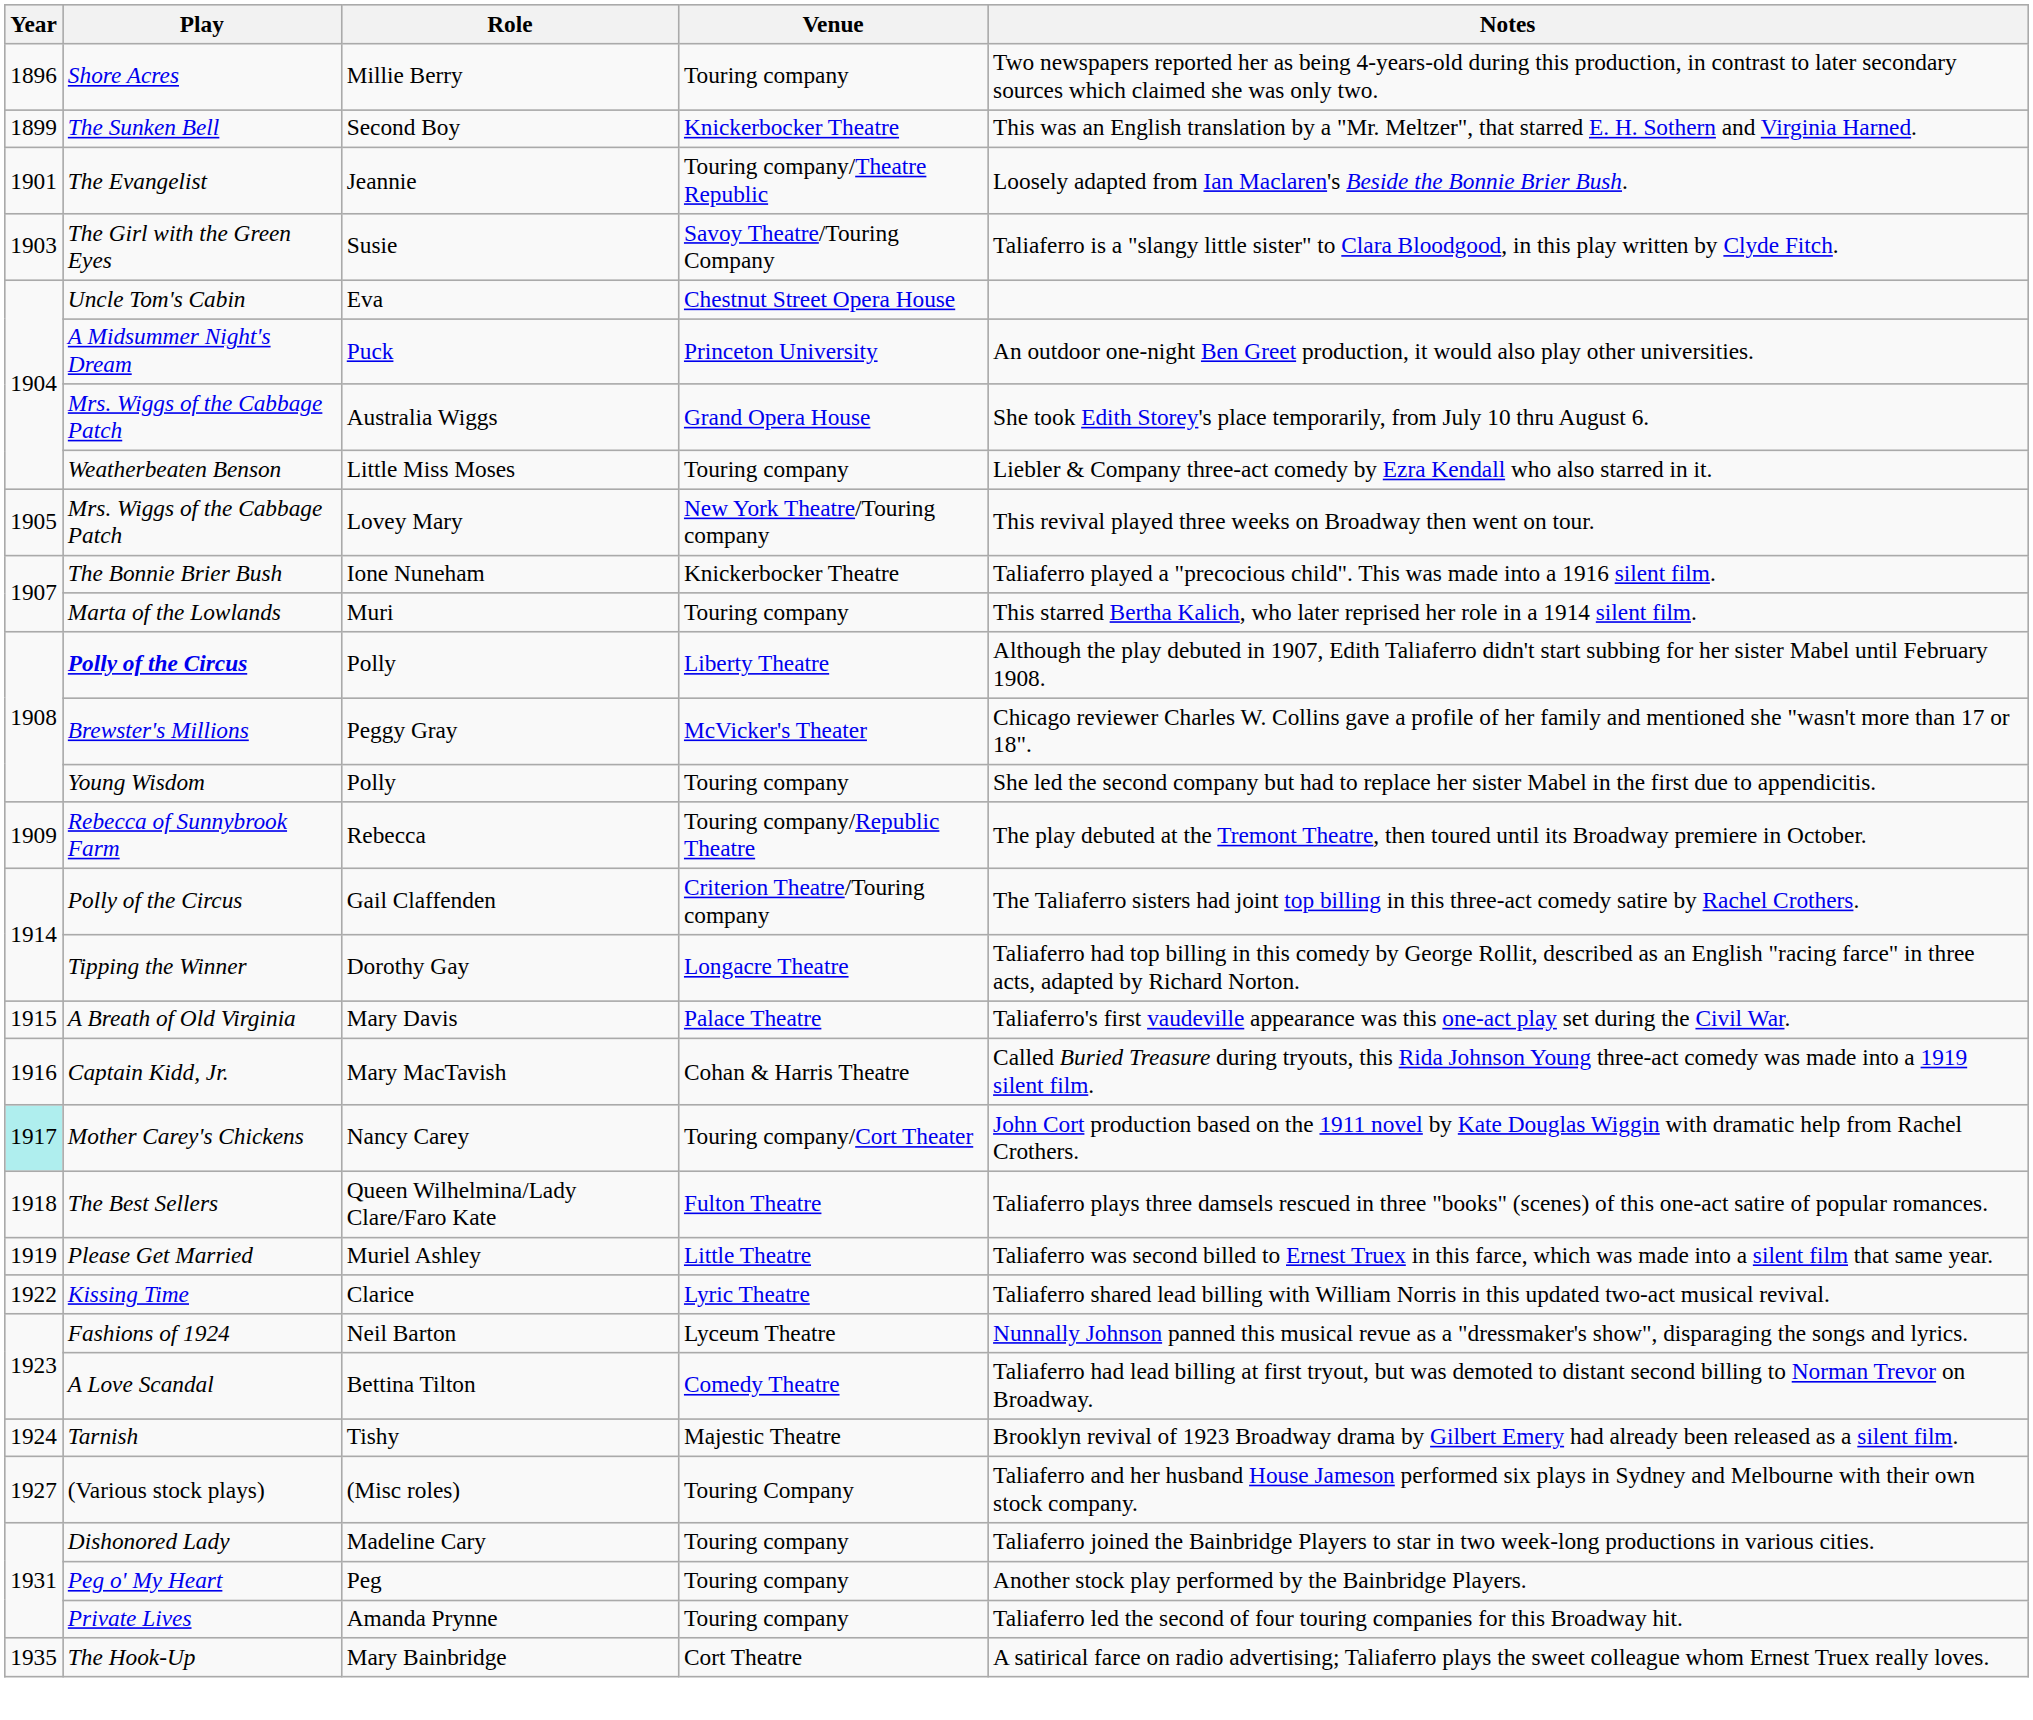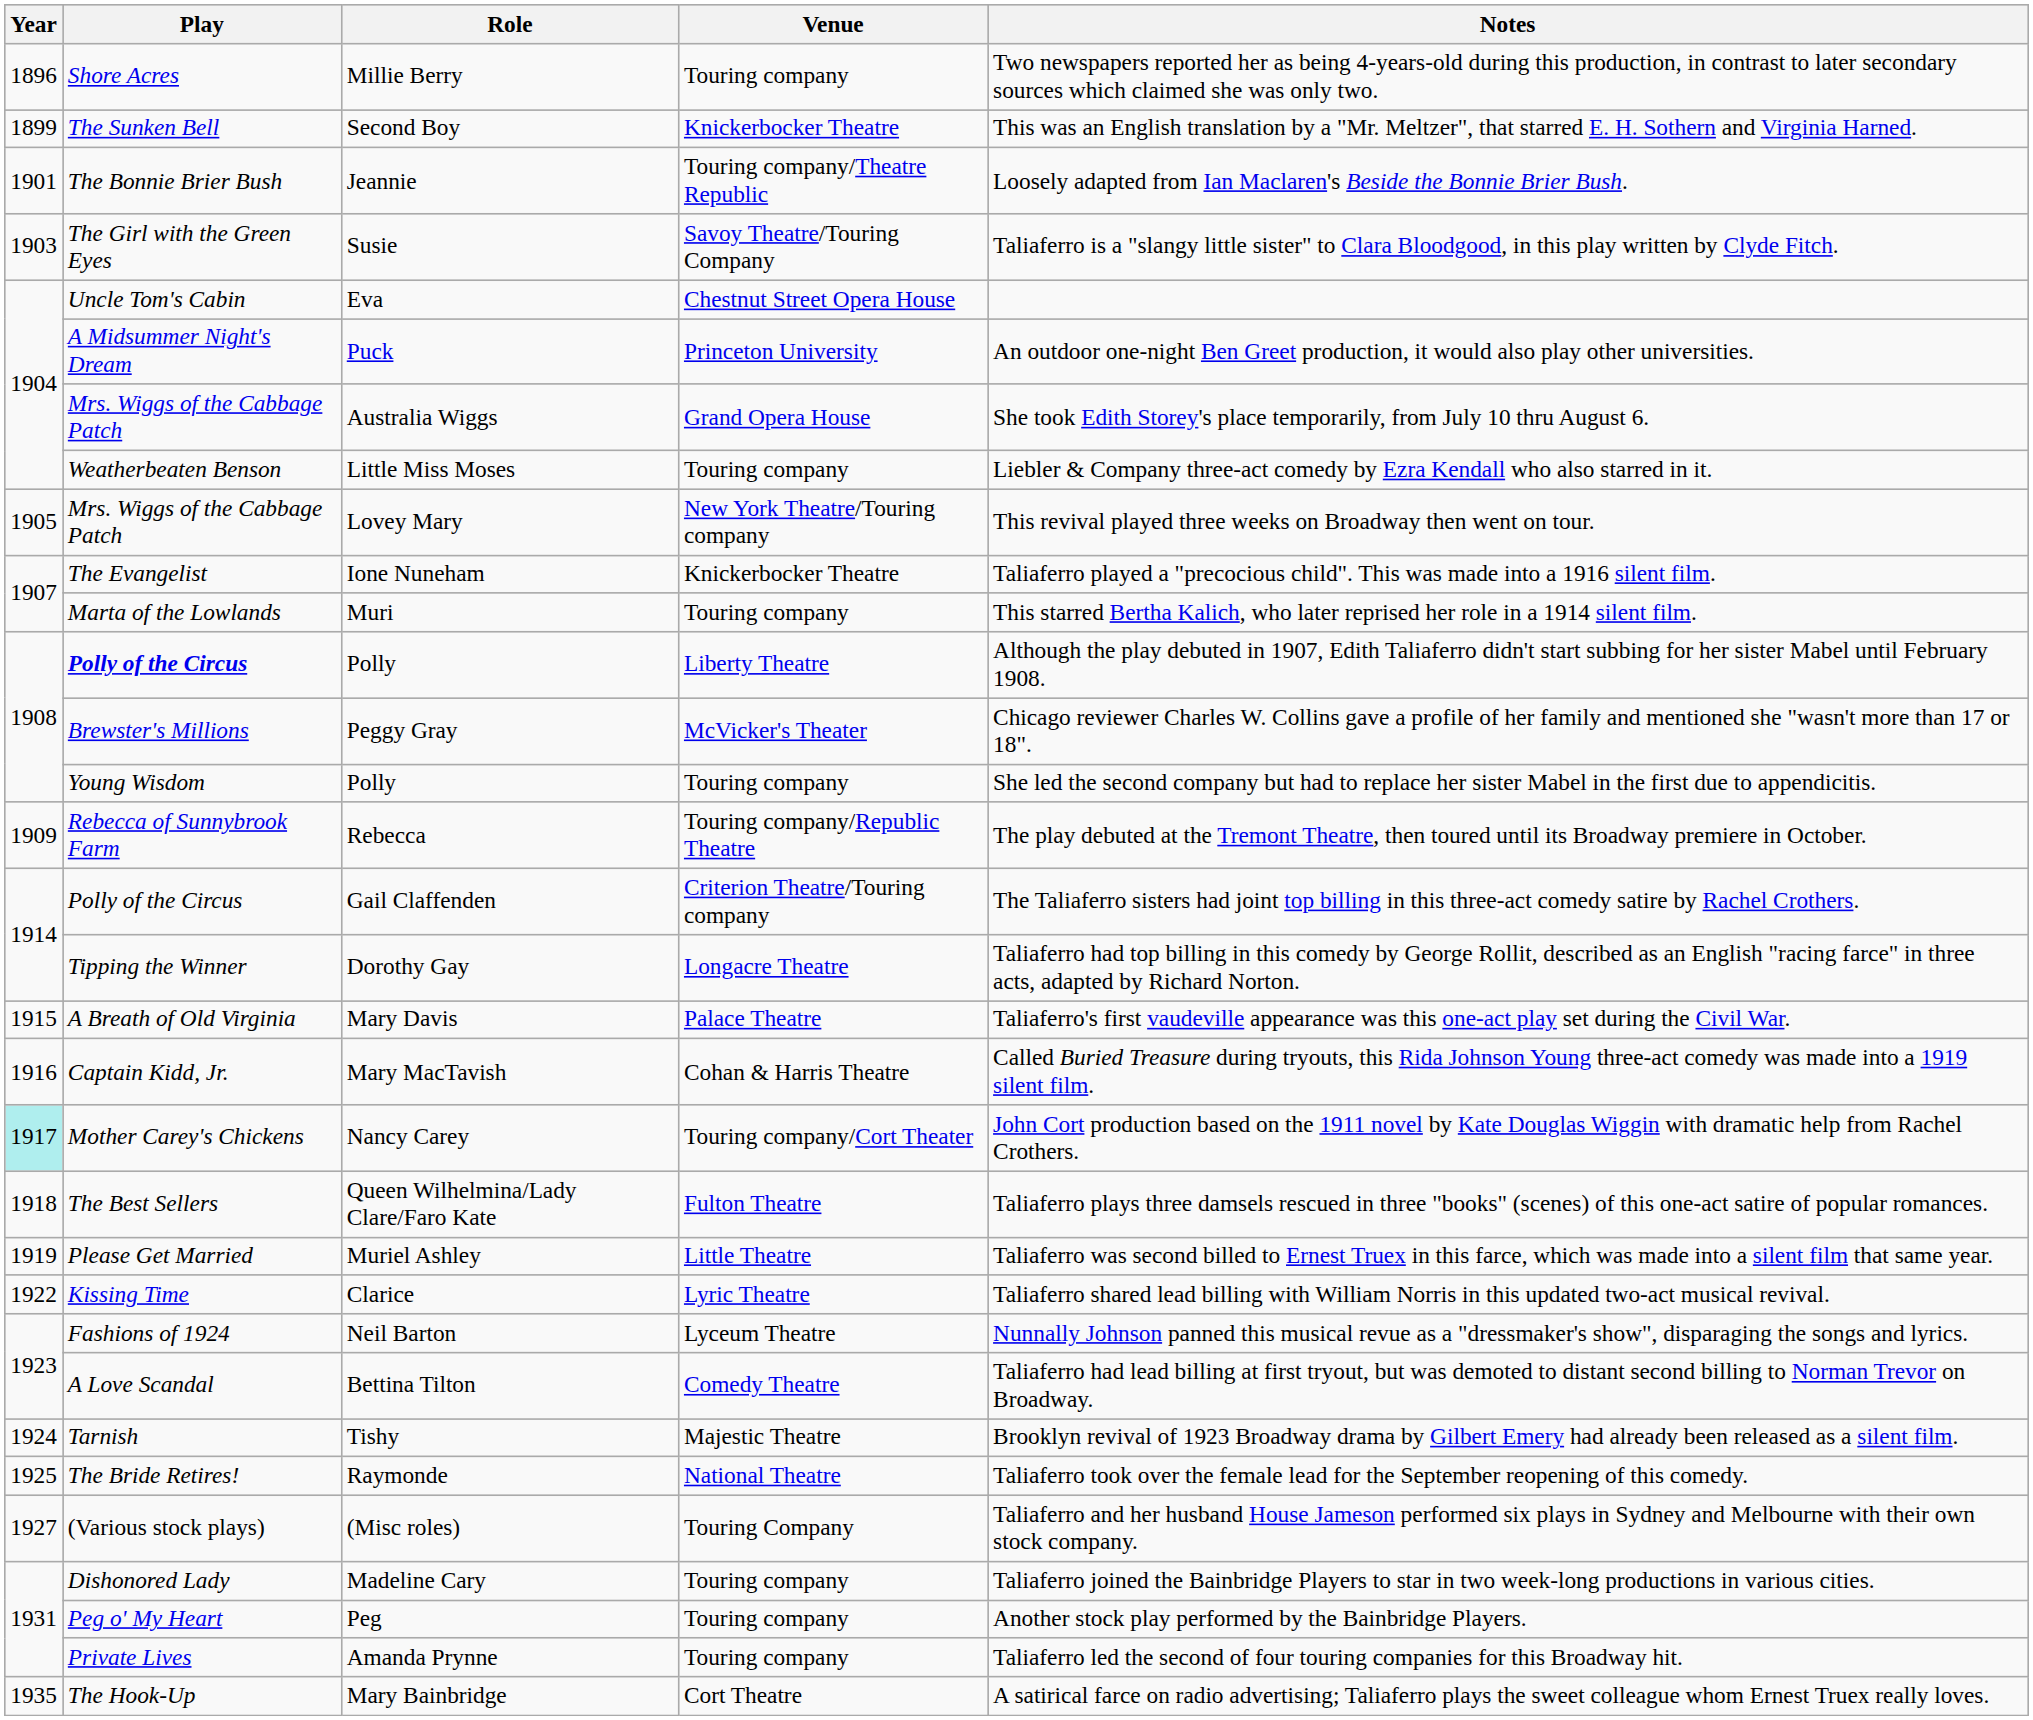(137, 180) The Evangelist -> (175, 180) The Bonnie Brier Bush
(175, 574) The Bonnie Brier Bush -> (137, 574) The Evangelist
+ row: (397, 1476)
